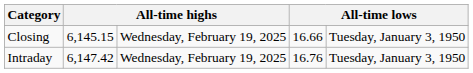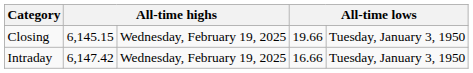(308, 36) 16.66 -> (308, 36) 19.66
(308, 57) 16.76 -> (308, 57) 16.66
